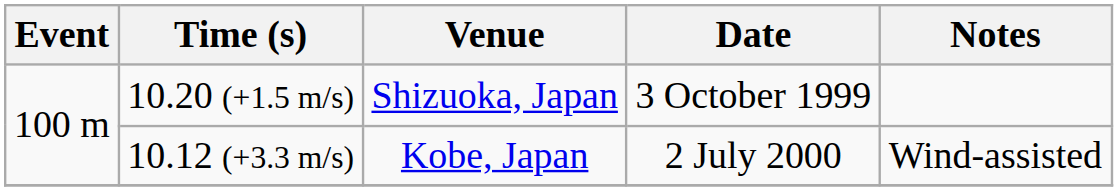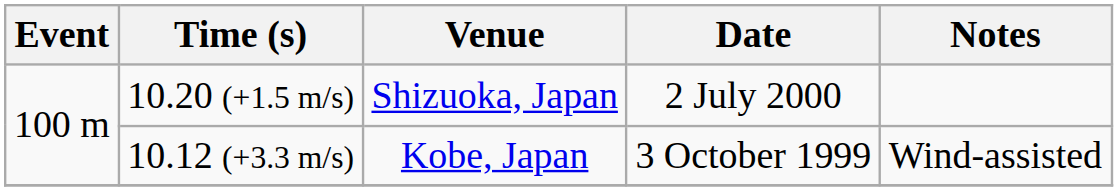(753, 94) 3 October 1999 -> (753, 94) 2 July 2000
(753, 154) 2 July 2000 -> (753, 154) 3 October 1999
